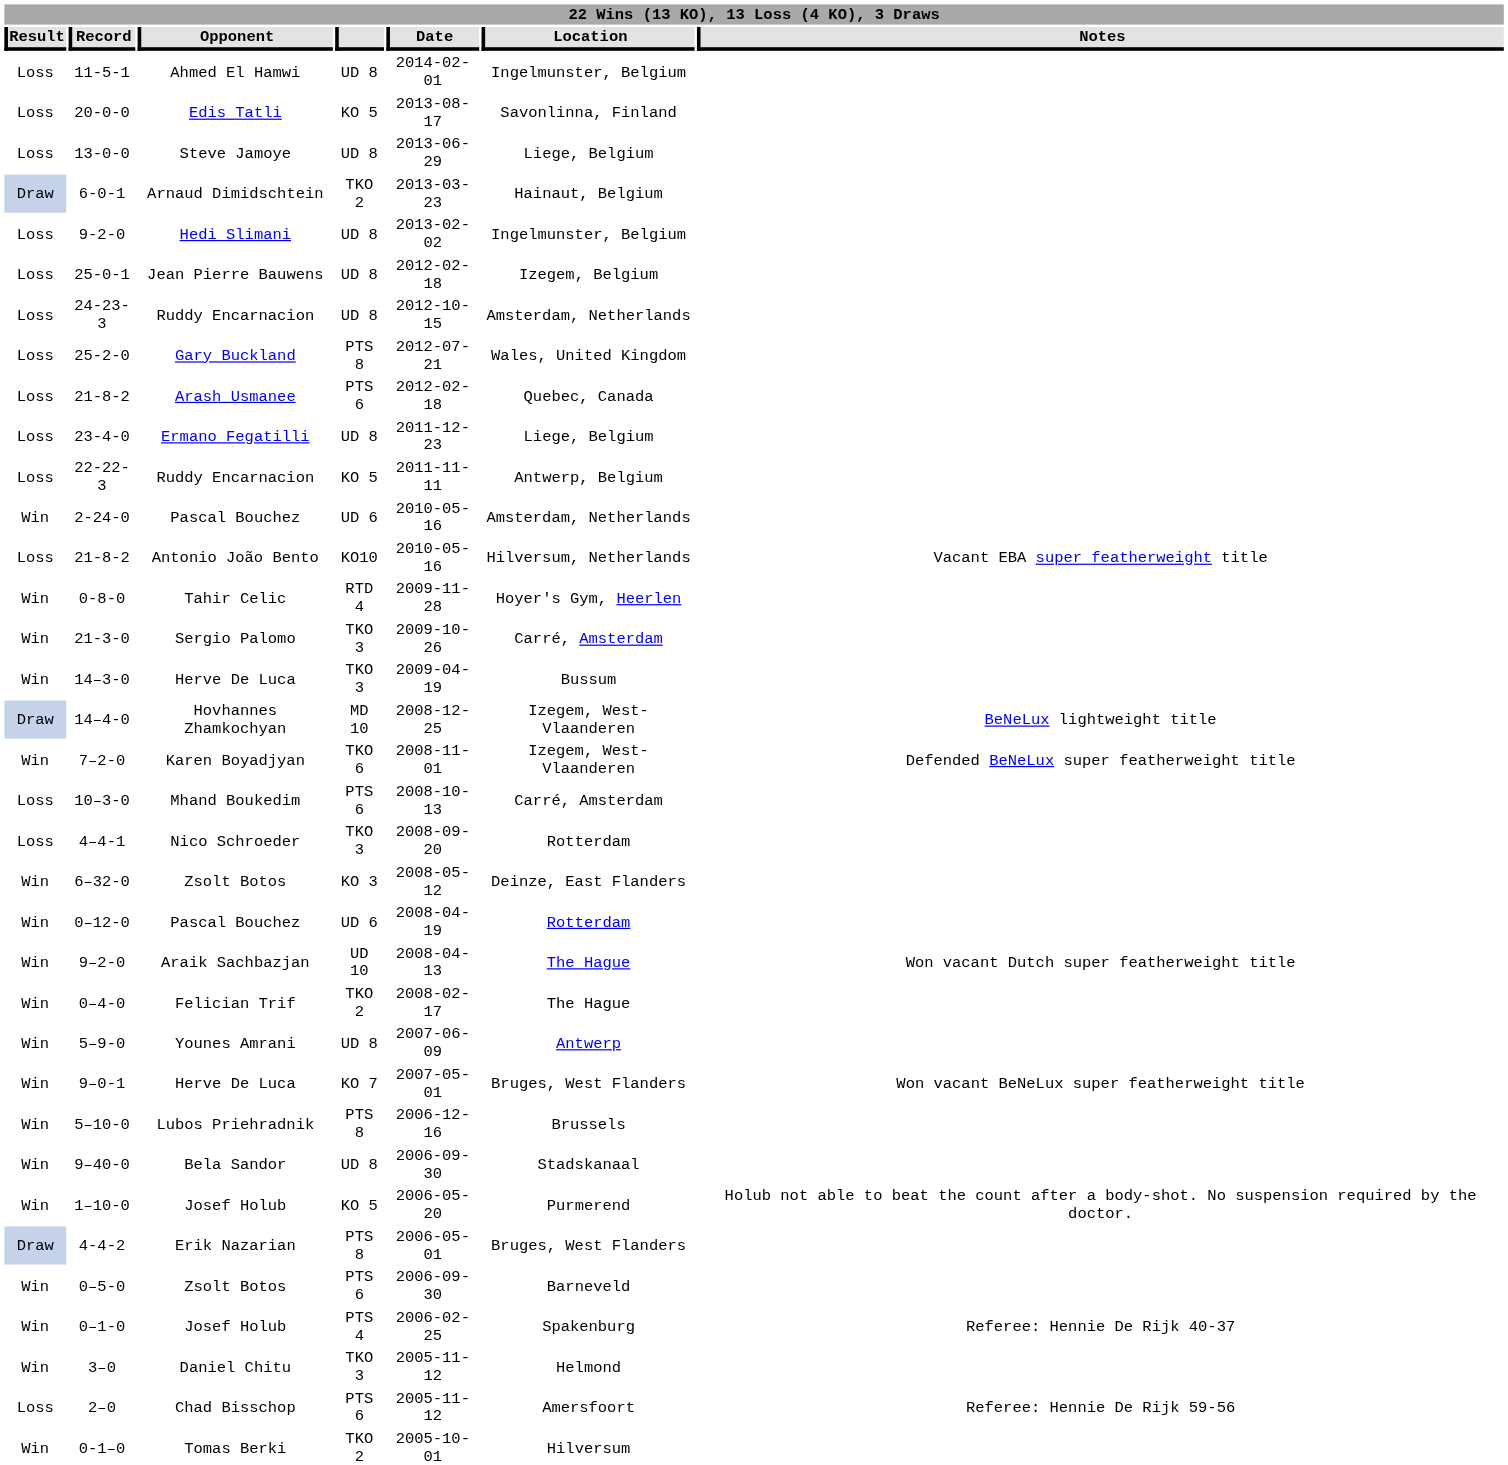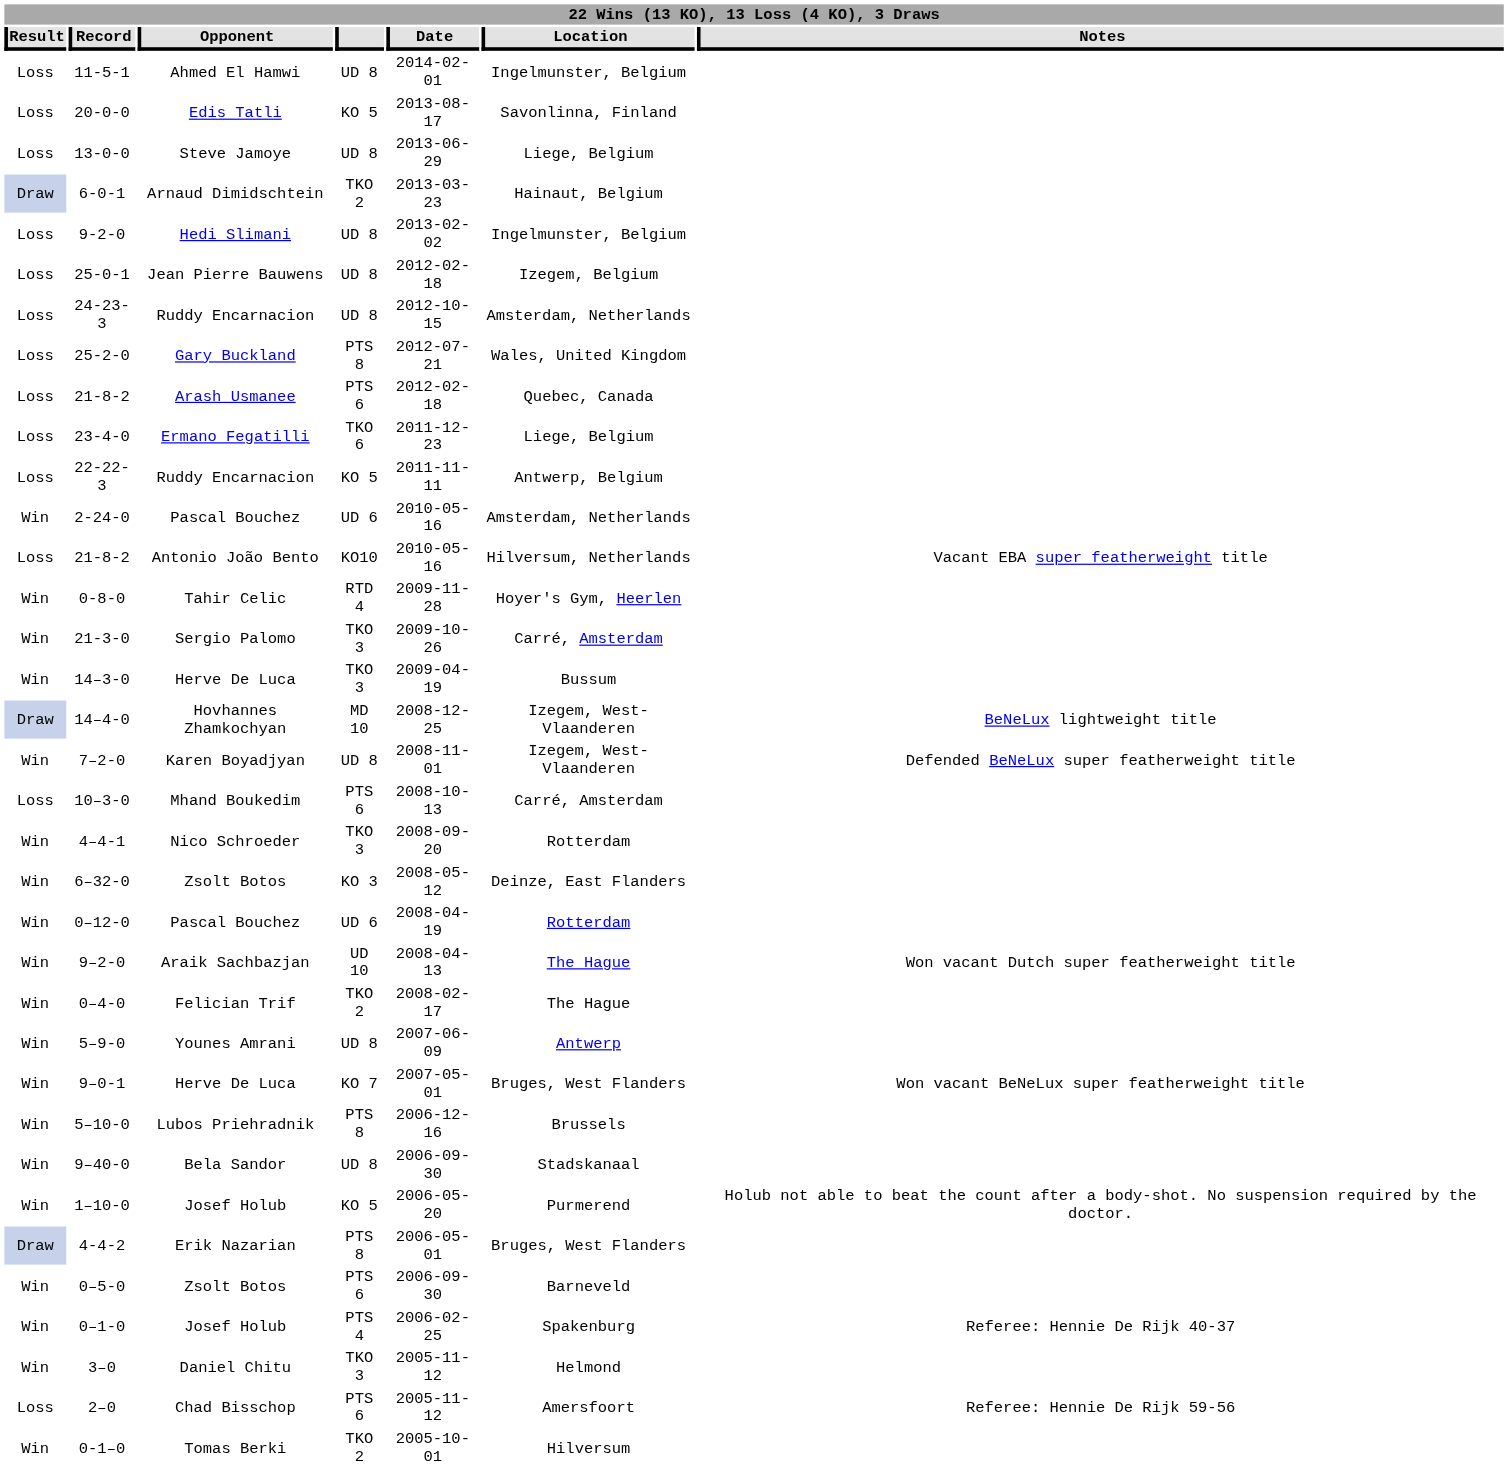(359, 436) UD 8 -> (359, 436) TKO 6
(359, 760) TKO 6 -> (359, 760) UD 8
(35, 840) Loss -> (35, 840) Win
